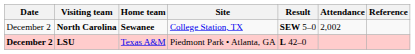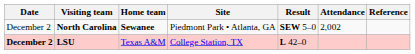(206, 27) College Station, TX -> (223, 27) Piedmont Park • Atlanta, GA
(223, 42) Piedmont Park • Atlanta, GA -> (206, 42) College Station, TX
